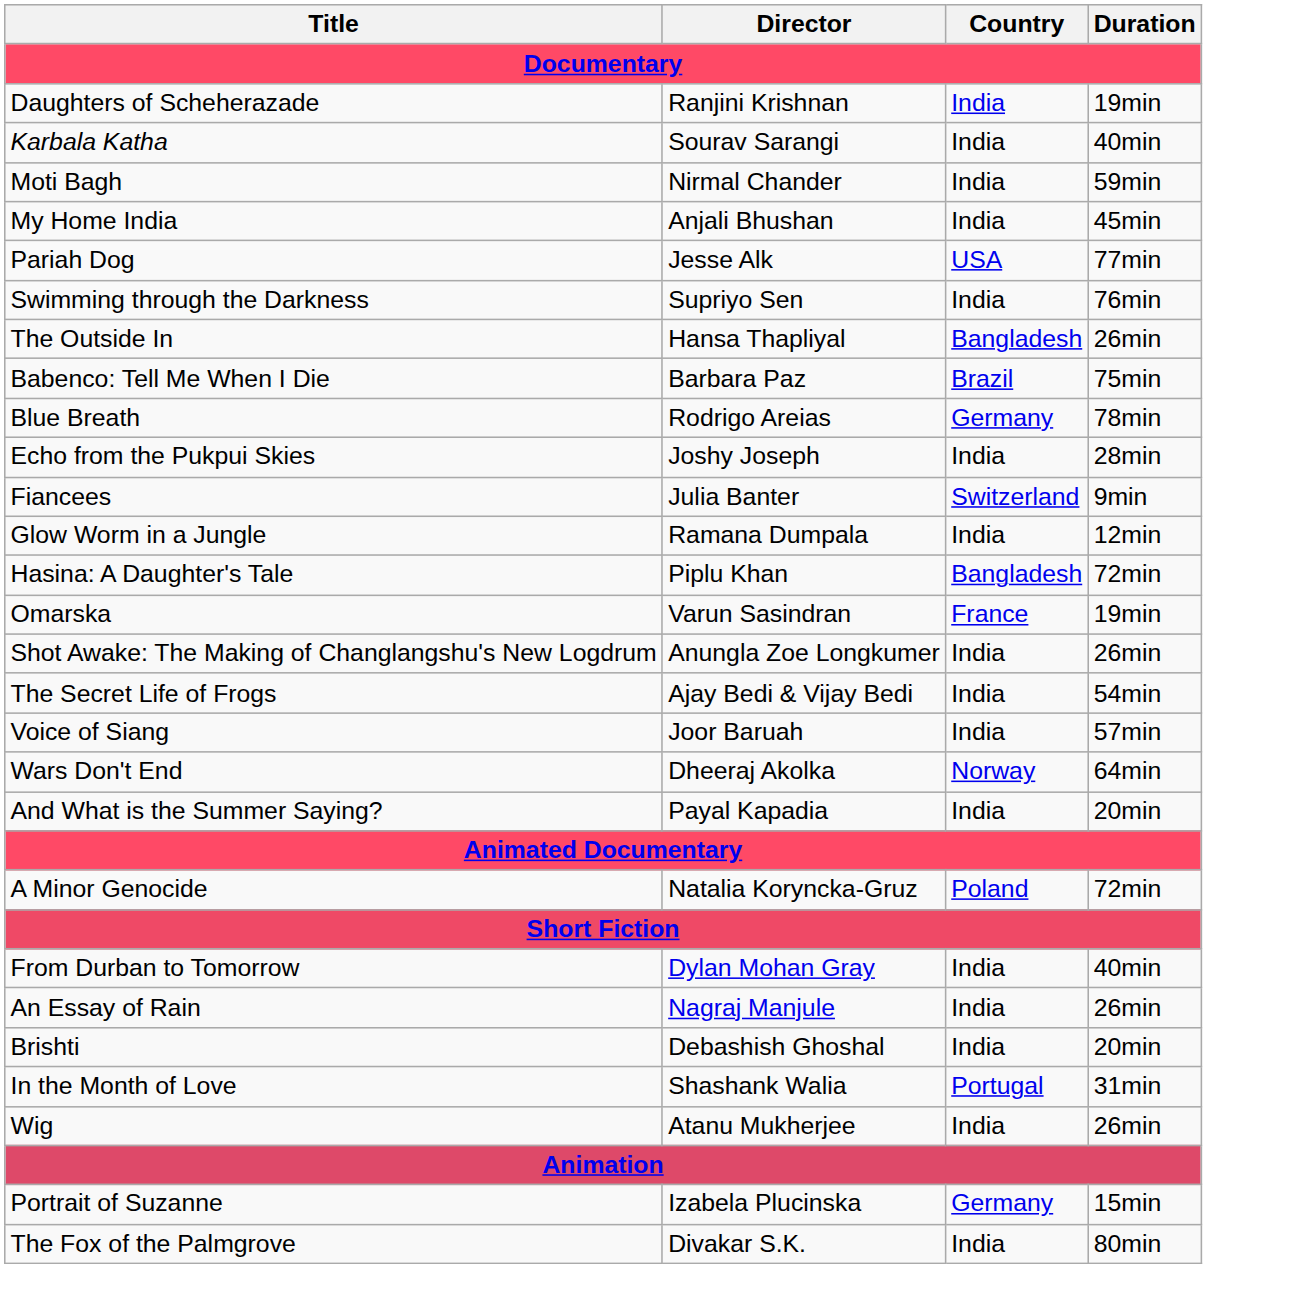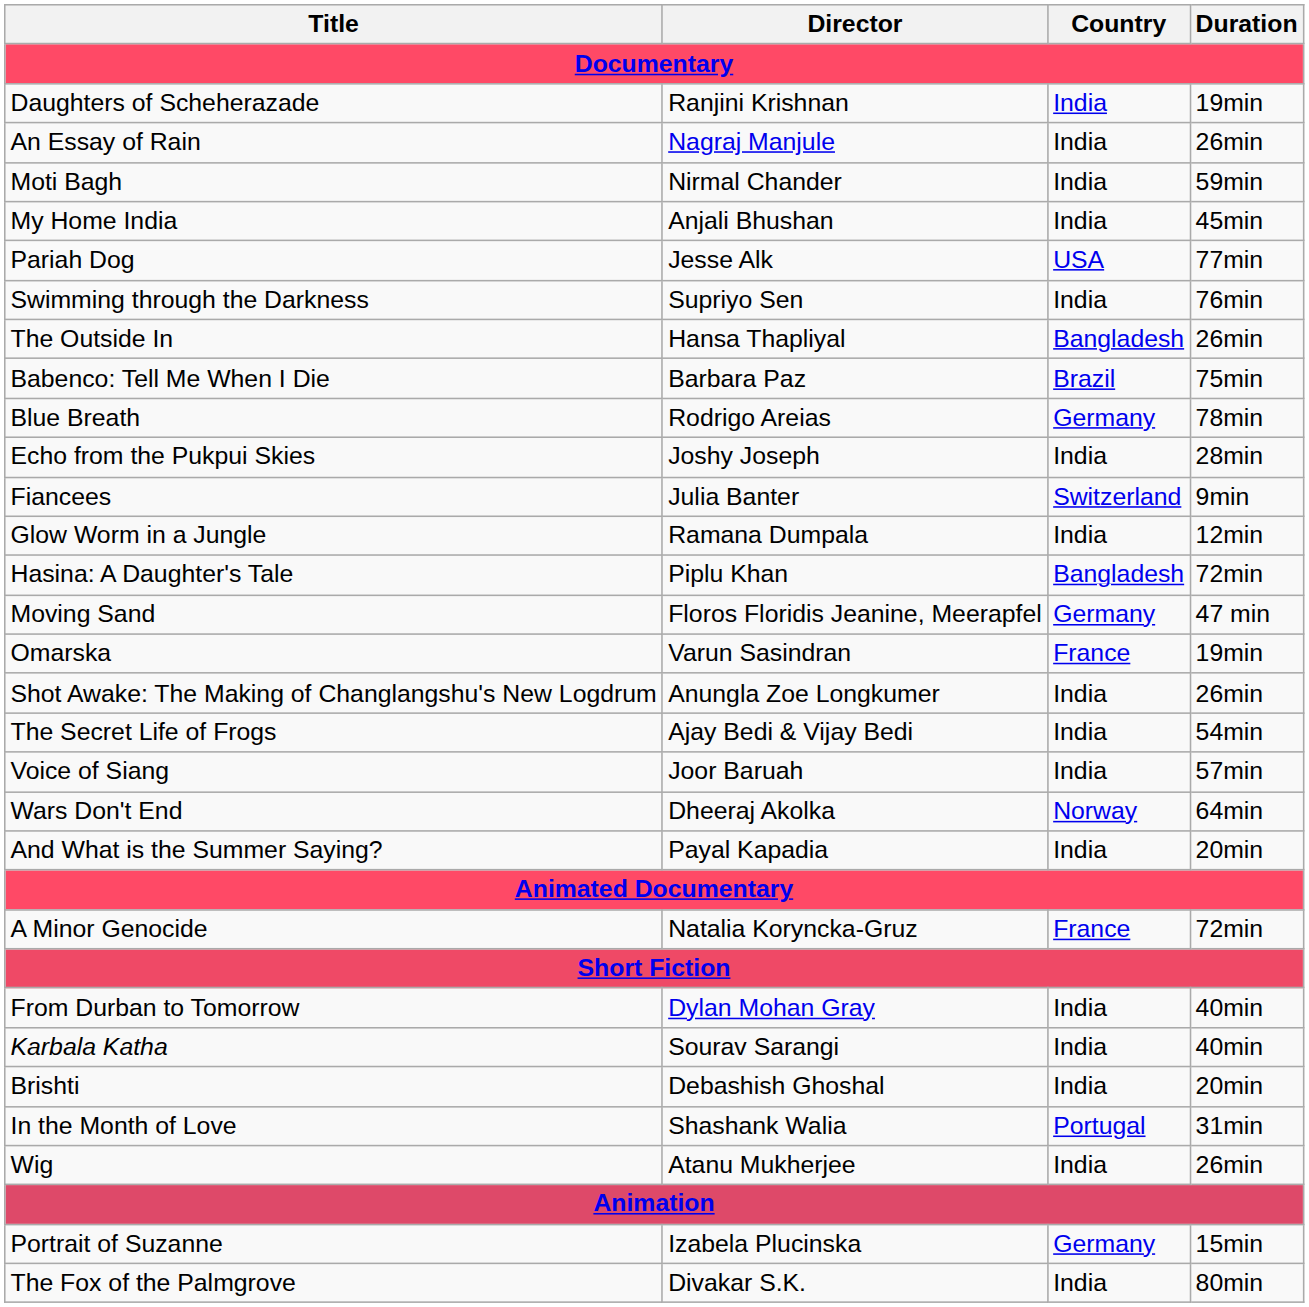rows swapped: (89, 142) <-> (106, 1007)
+ row: (83, 614)
(990, 889) Poland -> (1092, 928) France
